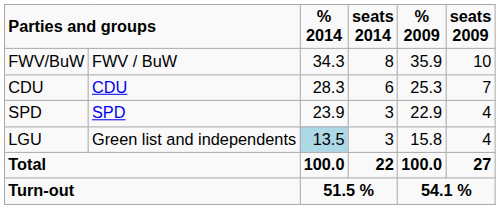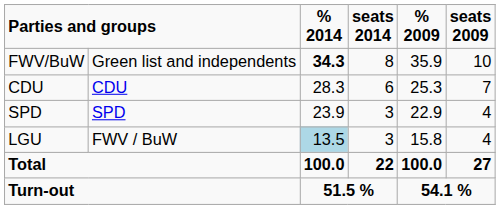(135, 61) FWV / BuW -> (194, 61) Green list and independents
(329, 61) normal -> (329, 61) bold
(194, 139) Green list and independents -> (135, 139) FWV / BuW
